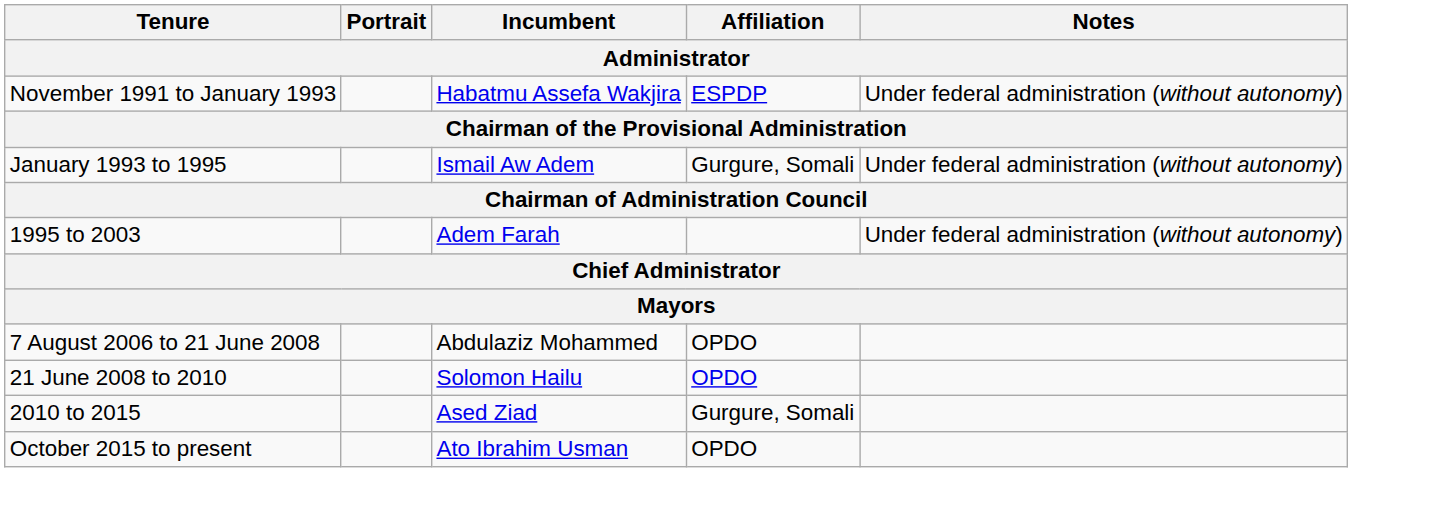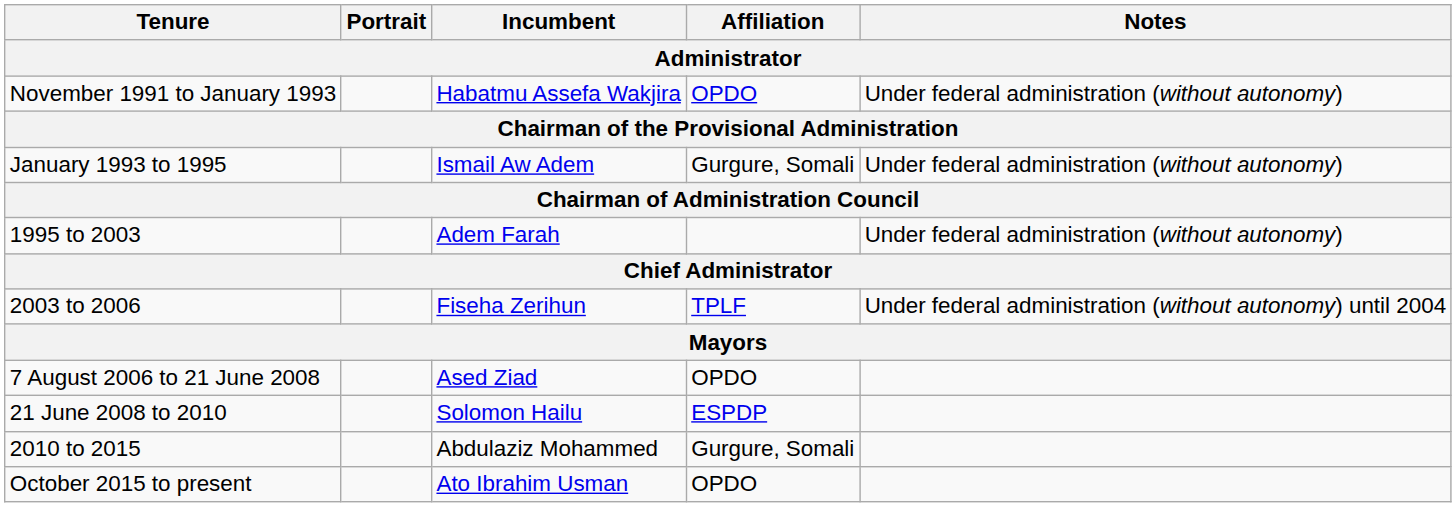(729, 93) ESPDP -> (724, 93) OPDO
+ row: (75, 306)
(547, 341) Abdulaziz Mohammed -> (487, 377) Ased Ziad
(724, 377) OPDO -> (729, 413) ESPDP
(487, 413) Ased Ziad -> (547, 448) Abdulaziz Mohammed
